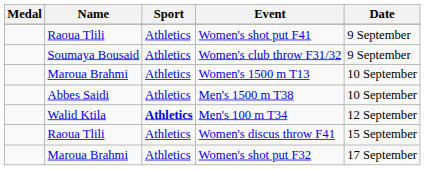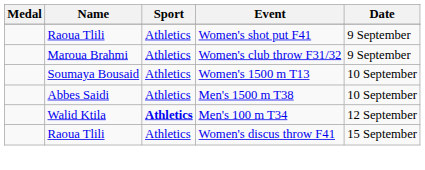(93, 54) Soumaya Bousaid -> (88, 54) Maroua Brahmi
(88, 74) Maroua Brahmi -> (93, 74) Soumaya Bousaid
- row: (255, 154)
